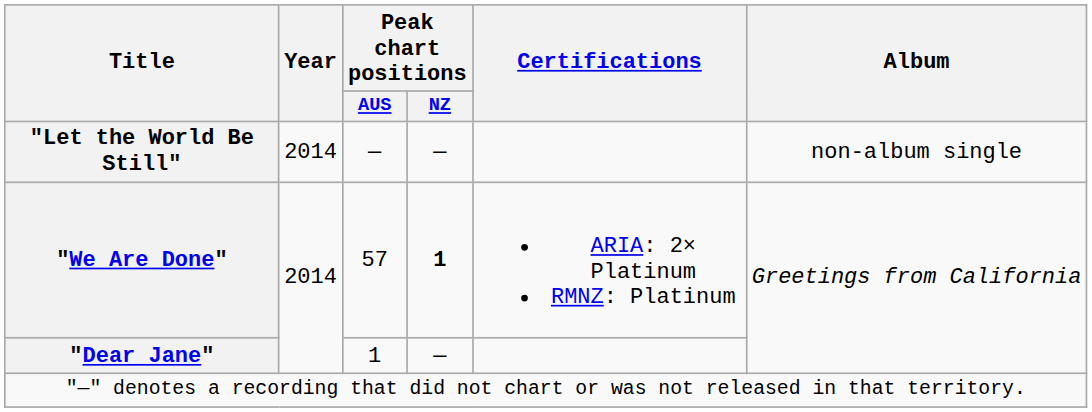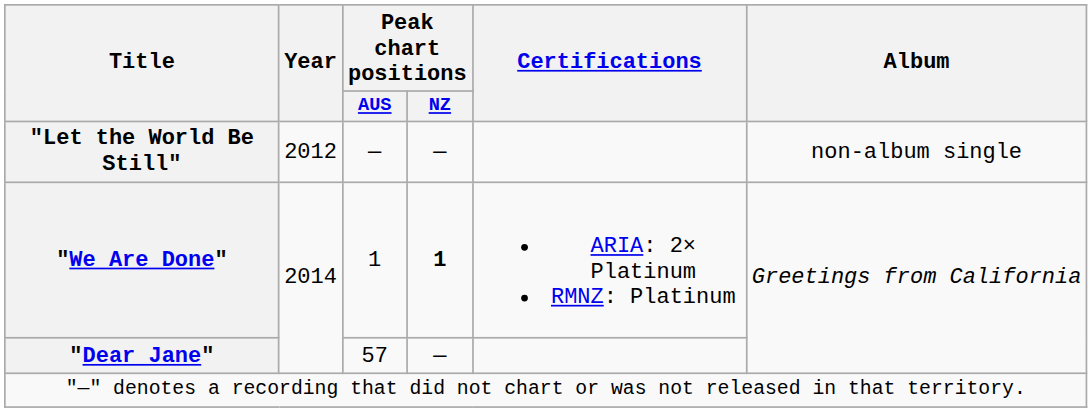(311, 151) 2014 -> (311, 151) 2012
(375, 260) 57 -> (375, 260) 1
(375, 356) 1 -> (375, 356) 57
